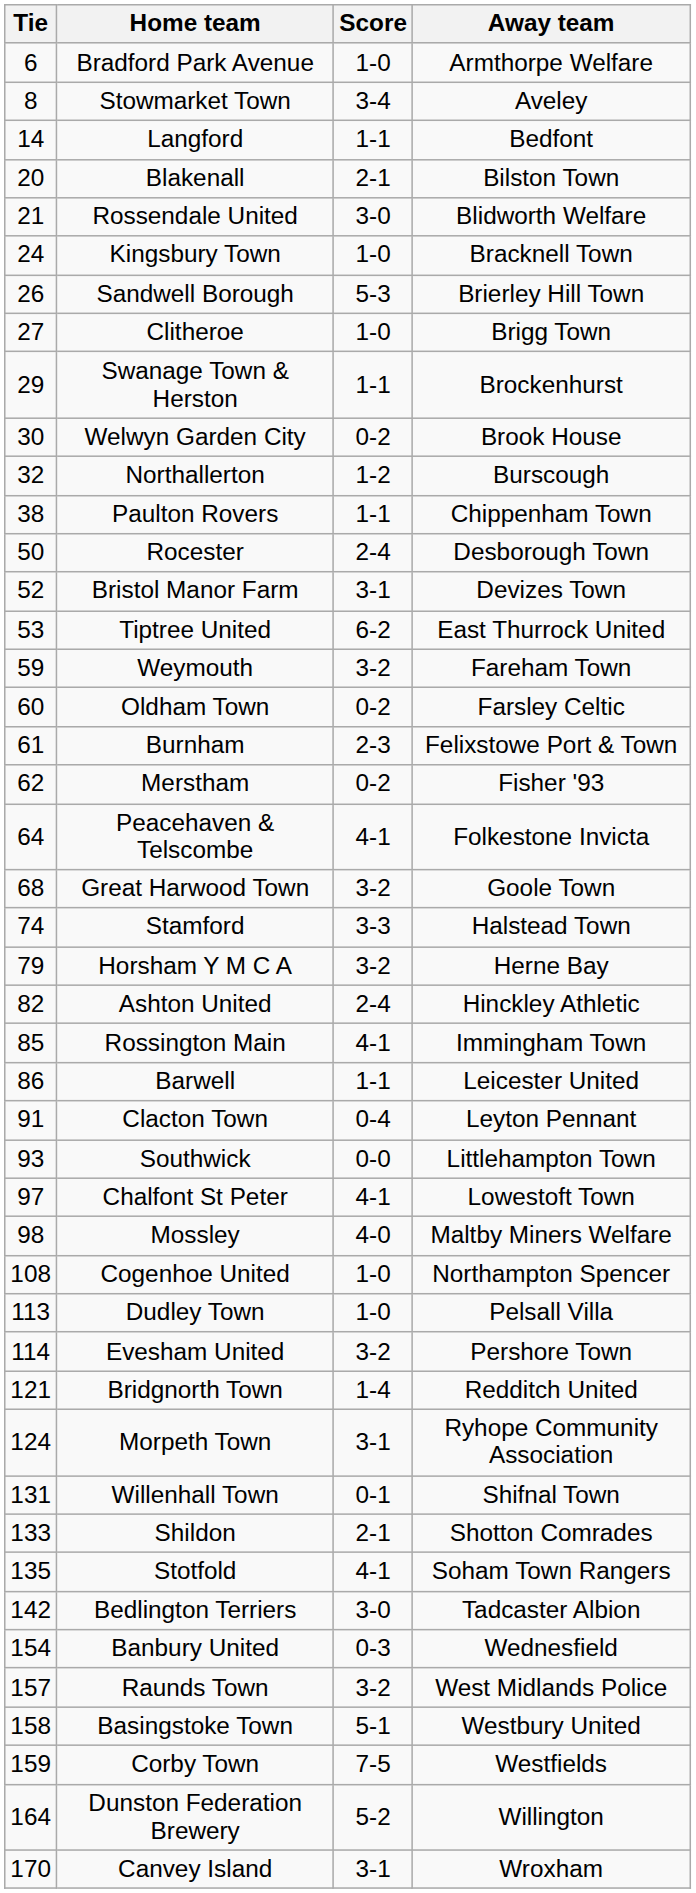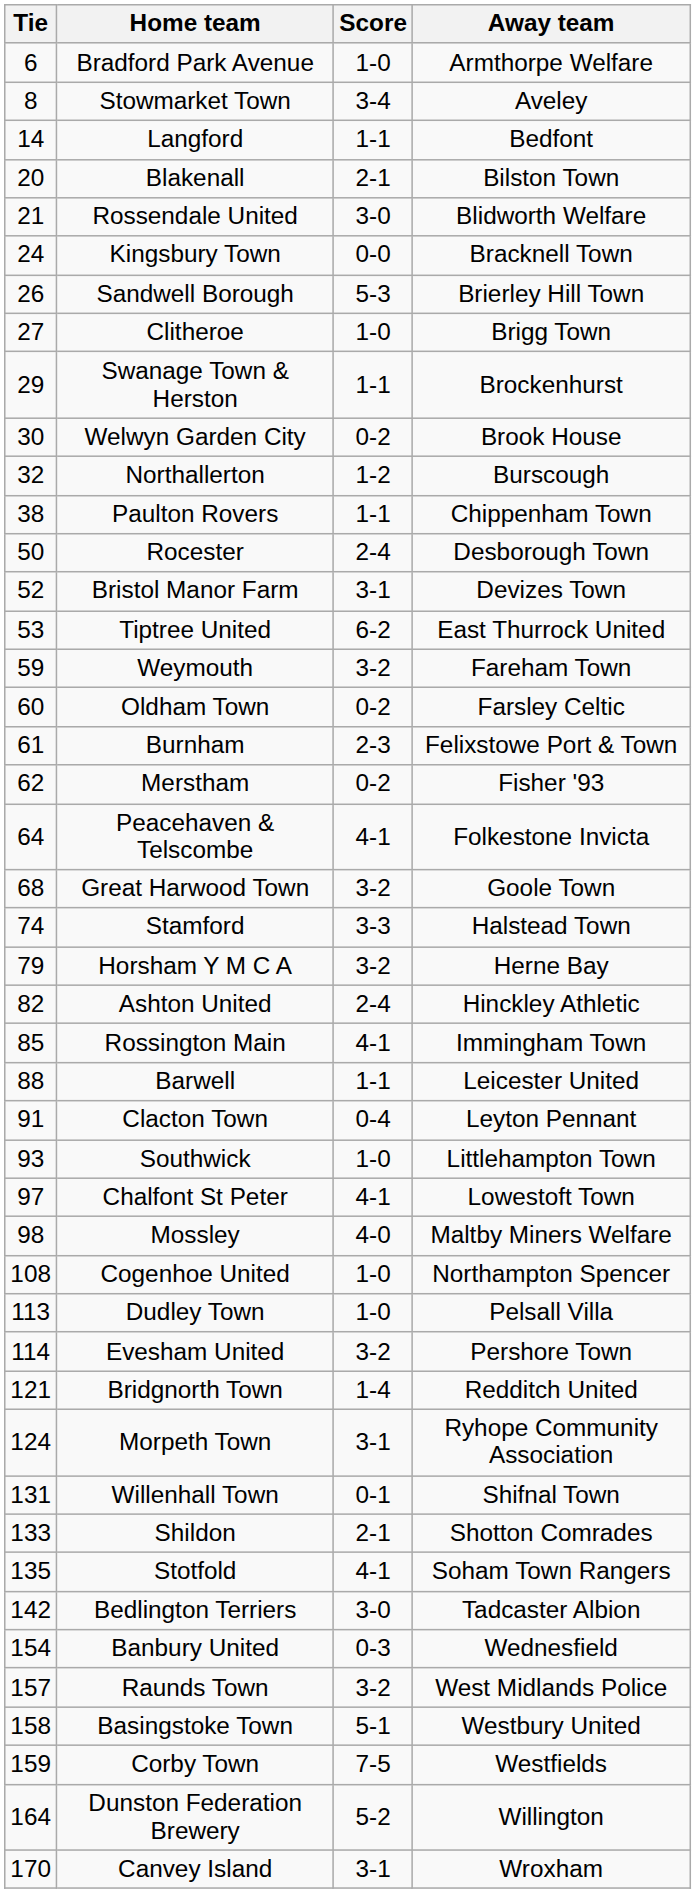(373, 255) 1-0 -> (373, 255) 0-0
(31, 1081) 86 -> (31, 1081) 88
(373, 1158) 0-0 -> (373, 1158) 1-0
